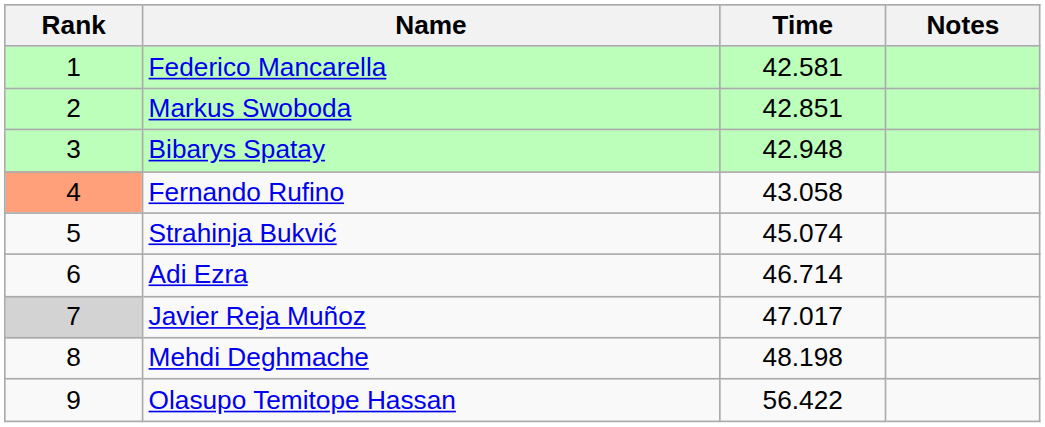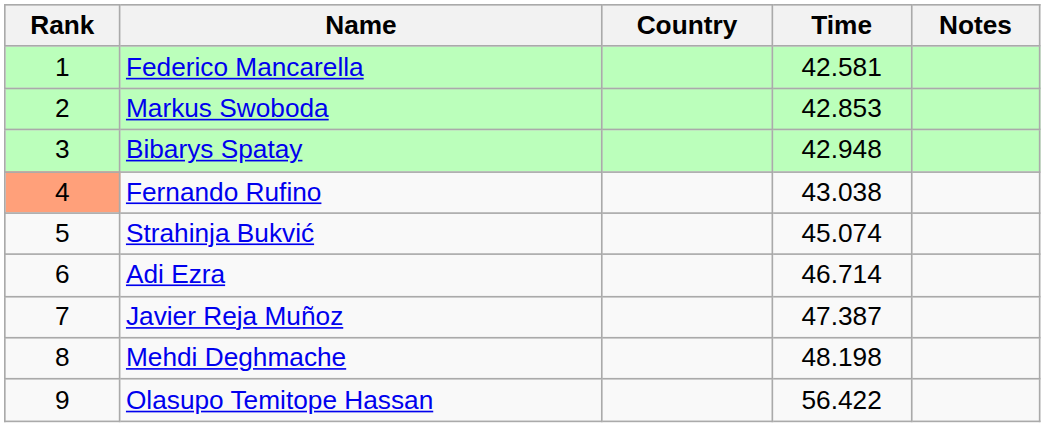+ column: (687, 25)
(803, 108) 42.851 -> (842, 108) 42.853
(803, 191) 43.058 -> (842, 191) 43.038
(74, 316) lightgrey background -> (62, 316) no background
(803, 316) 47.017 -> (842, 316) 47.387
